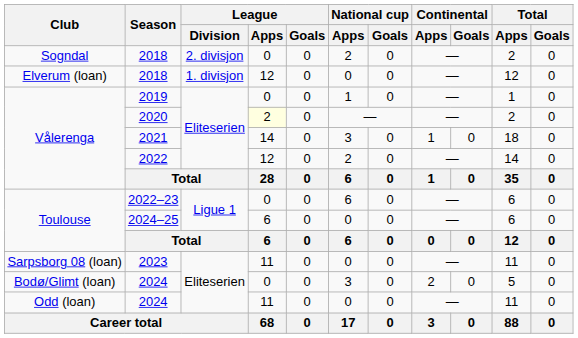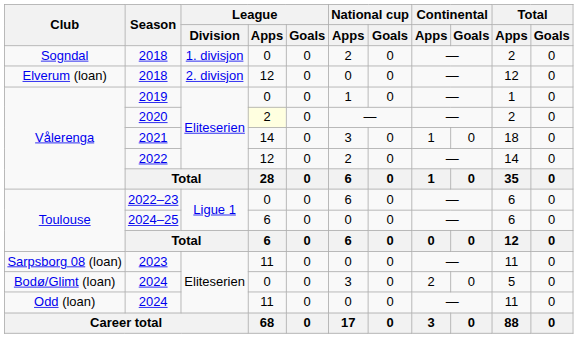(215, 55) 2. divisjon -> (215, 55) 1. divisjon
(215, 76) 1. divisjon -> (215, 76) 2. divisjon
